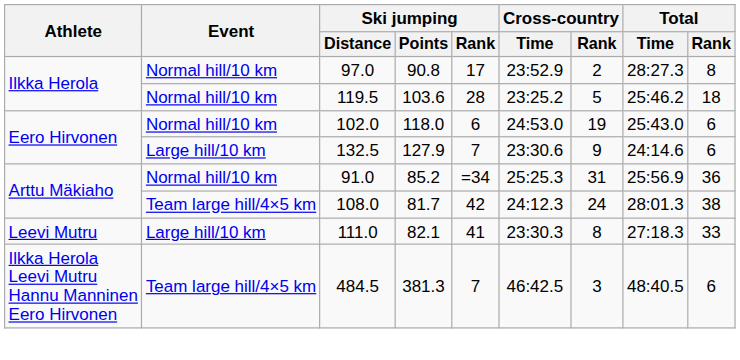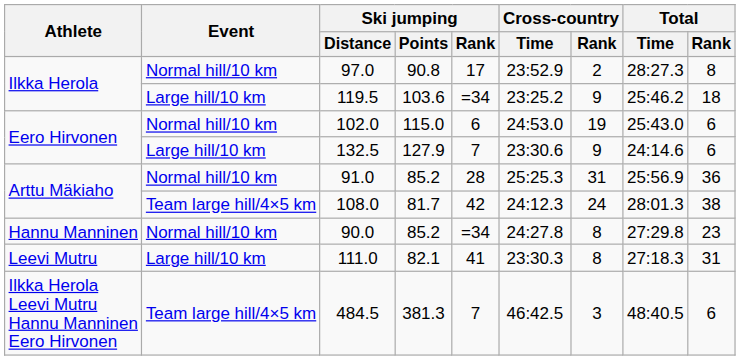(211, 97) Normal hill/10 km -> (206, 97) Large hill/10 km
(475, 97) 28 -> (475, 97) =34
(597, 97) 5 -> (597, 97) 9
(423, 124) 118.0 -> (423, 124) 115.0
(475, 178) =34 -> (475, 178) 28
+ row: (358, 232)
(711, 232) 33 -> (711, 258) 31
